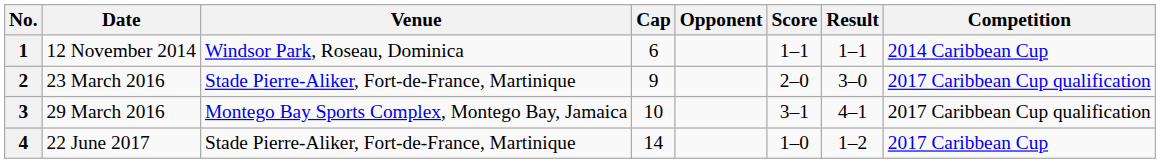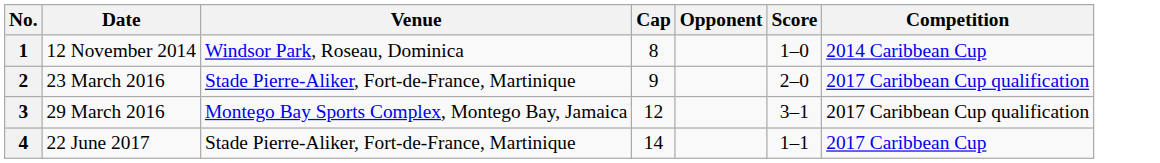- column: (853, 19)
(653, 50) 6 -> (653, 50) 8
(794, 50) 1–1 -> (794, 50) 1–0
(653, 111) 10 -> (653, 111) 12
(794, 142) 1–0 -> (794, 142) 1–1
